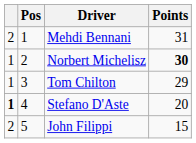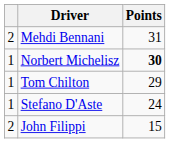- column: (31, 15)
(11, 105) bold -> (11, 105) normal
(181, 105) 20 -> (155, 105) 24
